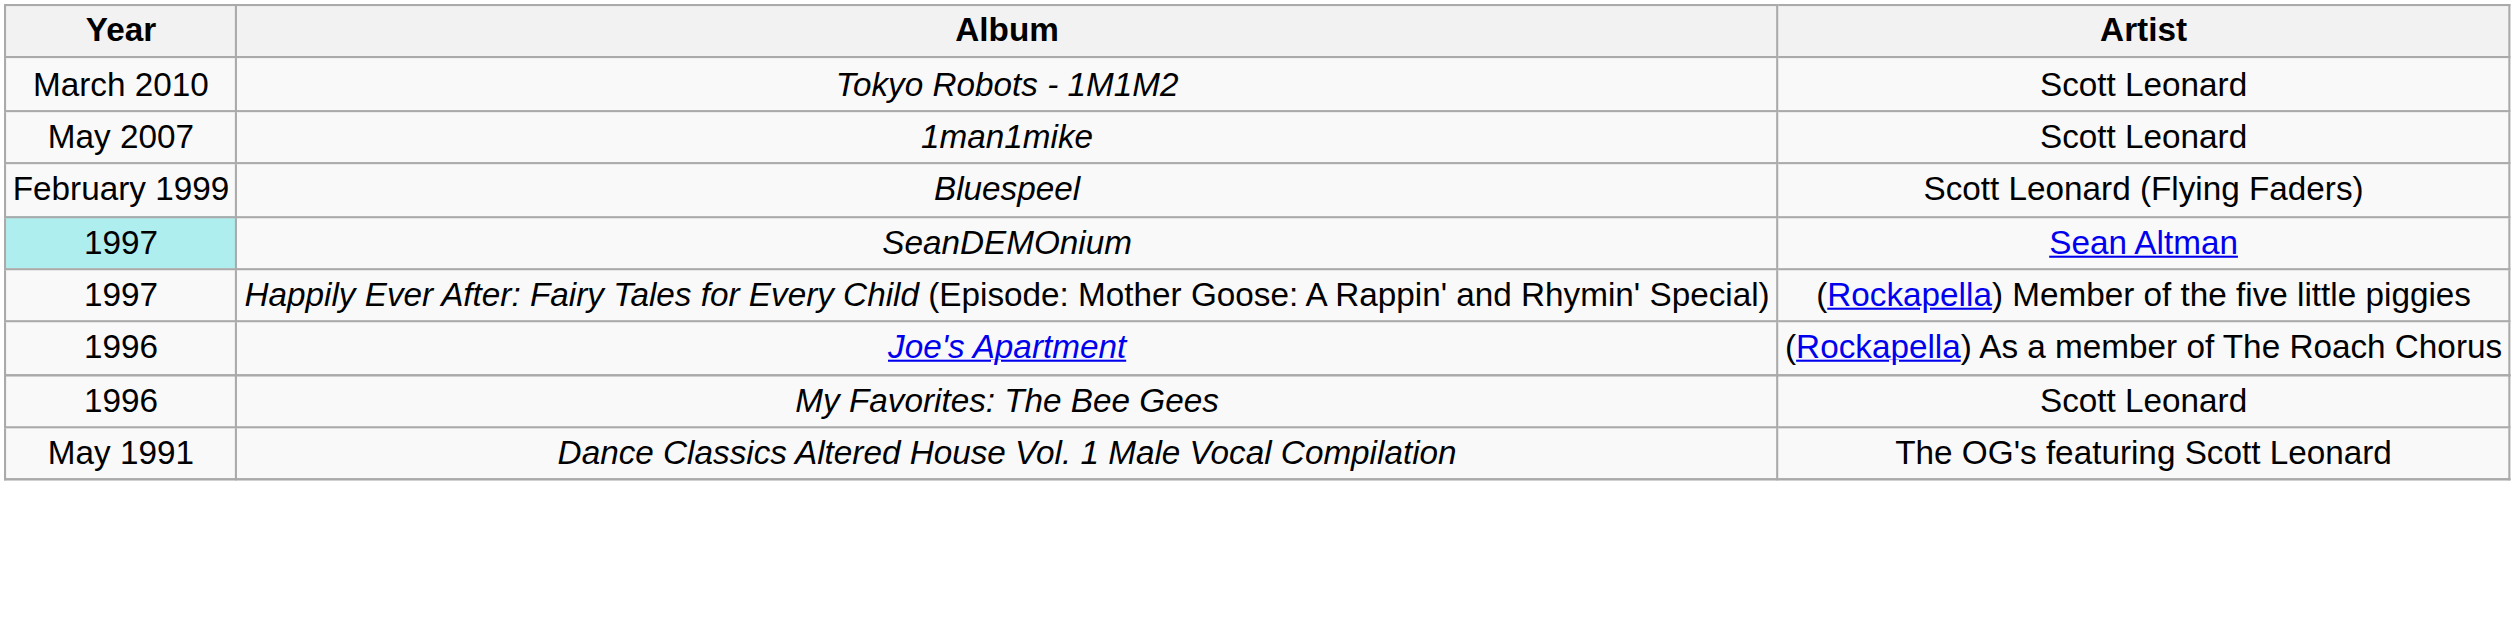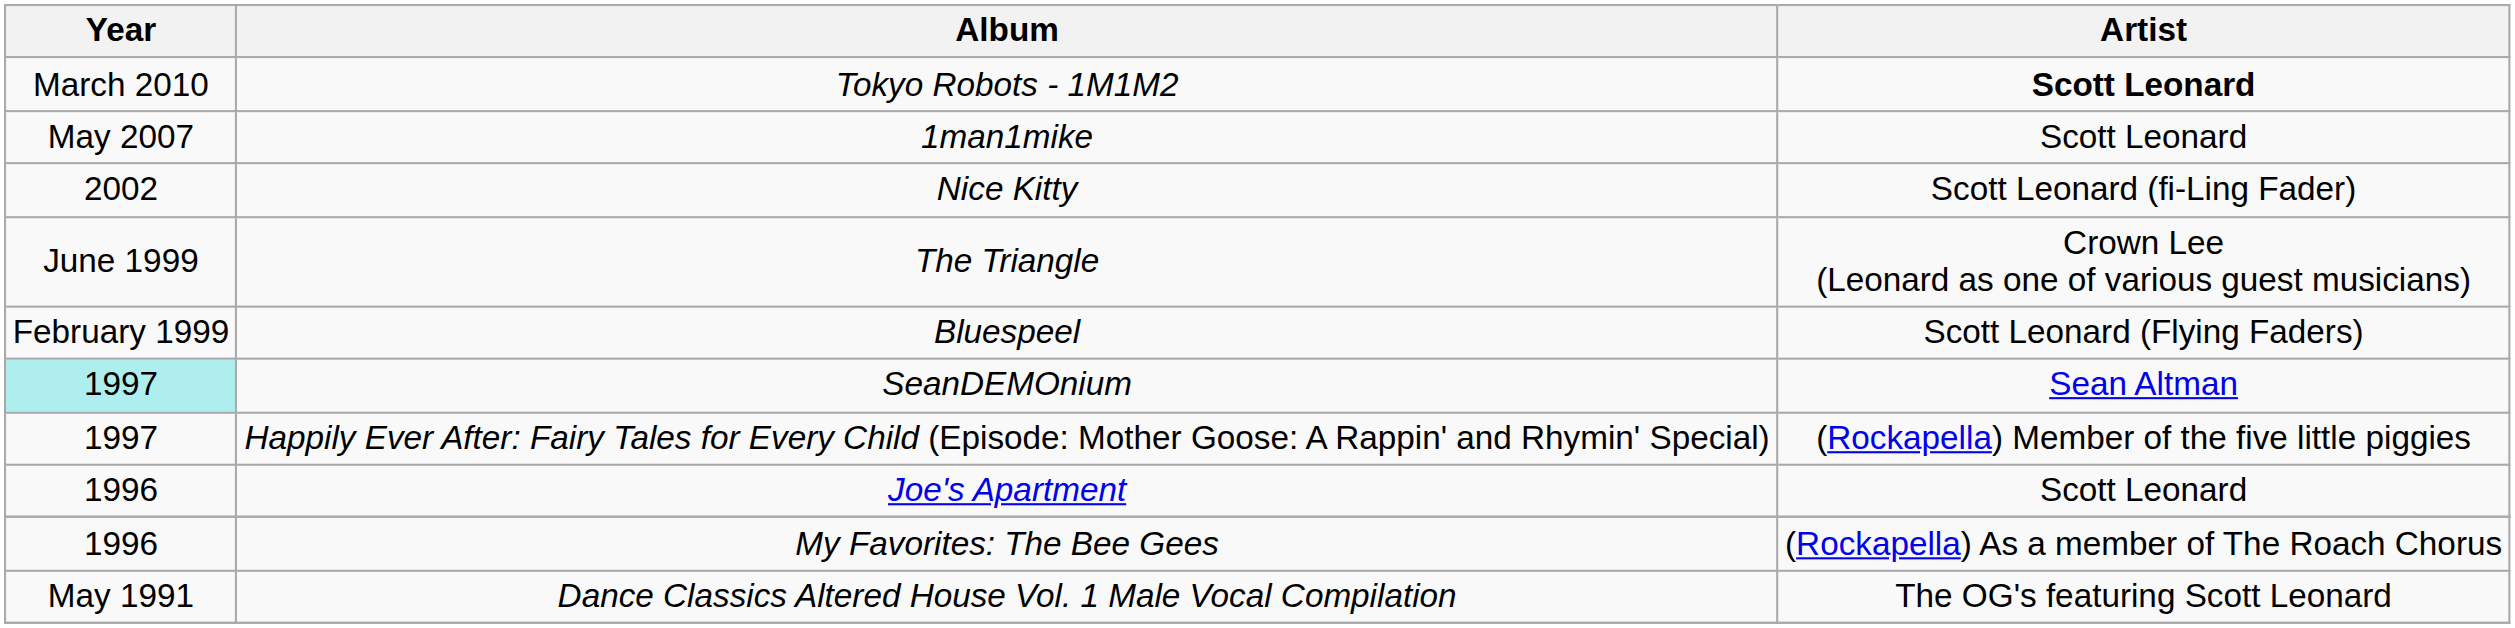(2144, 83) normal -> (2144, 83) bold
+ row: (1007, 189)
+ row: (1007, 260)
(2144, 347) (Rockapella) As a member of The Roach Chorus -> (2144, 490) Scott Leonard
(2144, 400) Scott Leonard -> (2144, 543) (Rockapella) As a member of The Roach Chorus
